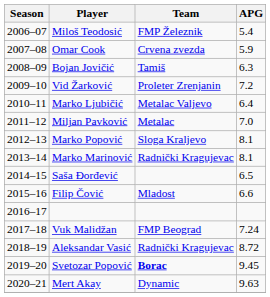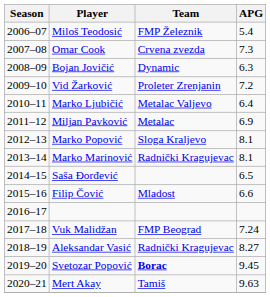(246, 49) 5.9 -> (246, 49) 7.3
(151, 67) Tamiš -> (158, 67) Dynamic
(246, 121) 7.0 -> (246, 121) 6.9
(249, 247) 8.72 -> (249, 247) 8.27
(158, 283) Dynamic -> (151, 283) Tamiš
